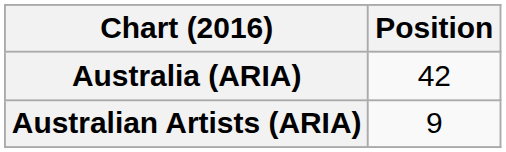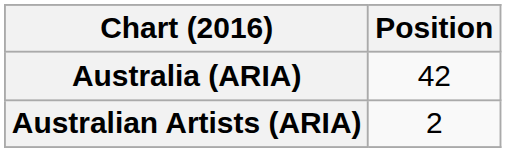(434, 123) 9 -> (434, 123) 2
